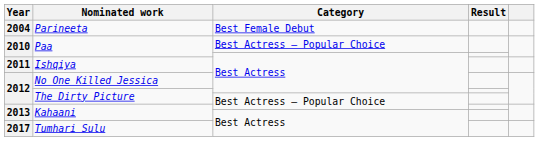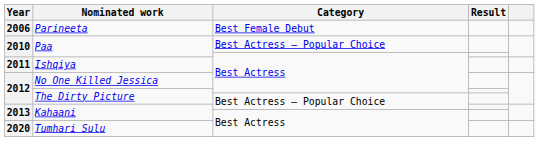(18, 28) 2004 -> (18, 28) 2006
(18, 128) 2017 -> (18, 128) 2020
